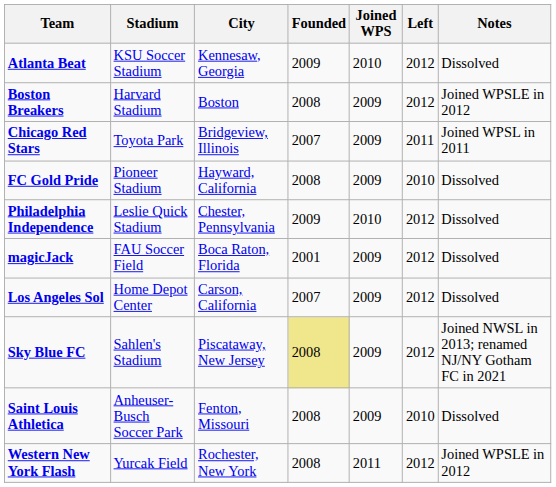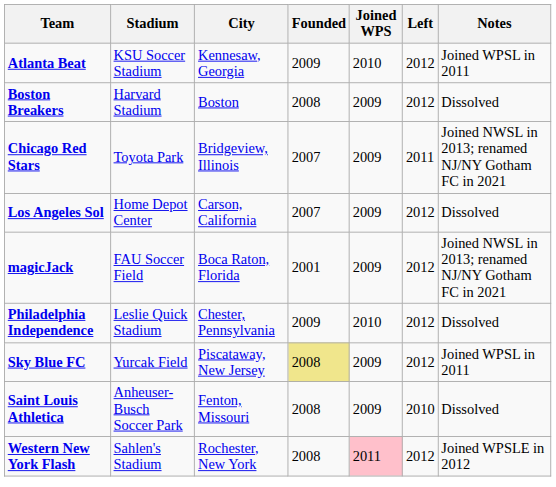(470, 63) Dissolved -> (488, 63) Joined WPSL in 2011
(493, 102) Joined WPSLE in 2012 -> (470, 102) Dissolved
(488, 141) Joined WPSL in 2011 -> (489, 157) Joined NWSL in 2013; renamed NJ/NY Gotham FC in 2021
- row: (53, 180)
rows swapped: (56, 297) <-> (51, 219)
(470, 258) Dissolved -> (489, 267) Joined NWSL in 2013; renamed NJ/NY Gotham FC in 2021
(138, 352) Sahlen's Stadium -> (151, 362) Yurcak Field
(489, 352) Joined NWSL in 2013; renamed NJ/NY Gotham FC in 2021 -> (488, 362) Joined WPSL in 2011
(151, 462) Yurcak Field -> (138, 456) Sahlen's Stadium
(367, 462) no background -> (367, 456) pink background
